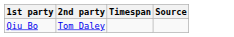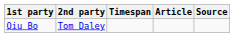+ column: (174, 11)
